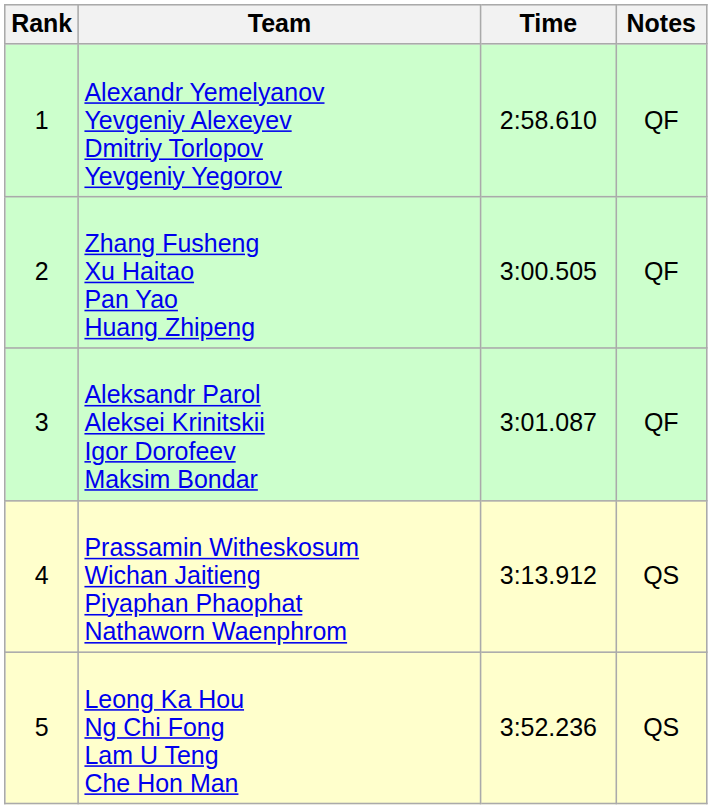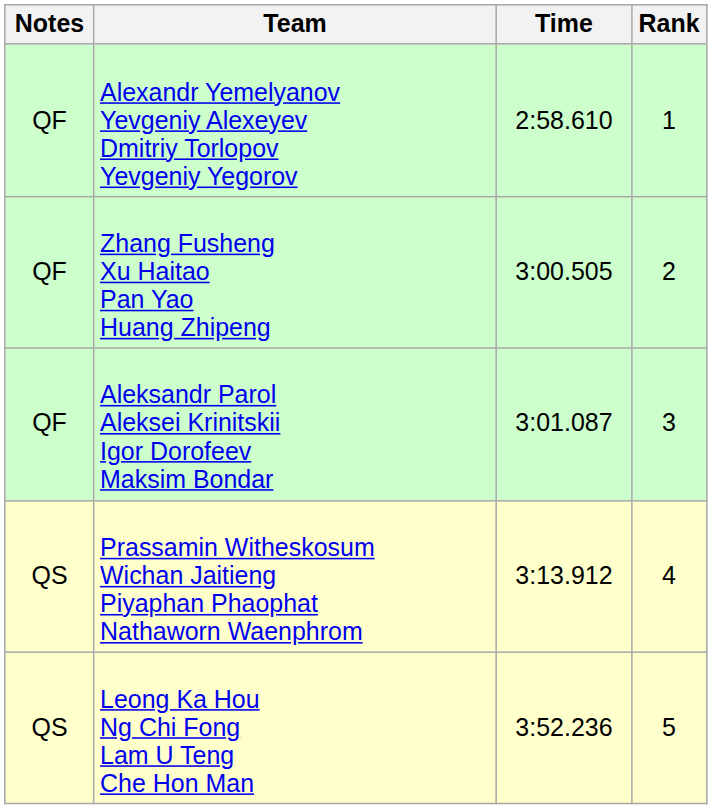columns swapped: (42, 24) <-> (661, 24)
